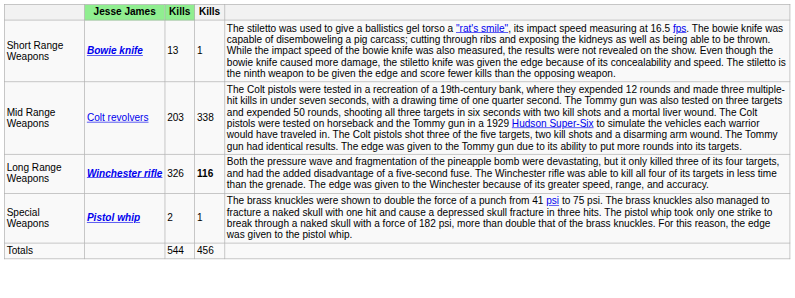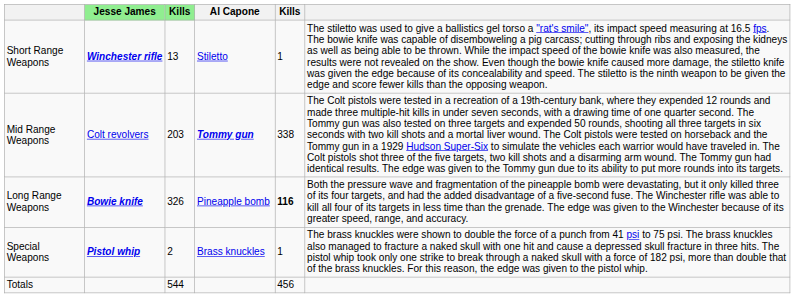+ column: (235, 12)
(115, 51) Bowie knife -> (125, 56) Winchester rifle
(125, 173) Winchester rifle -> (115, 202) Bowie knife
